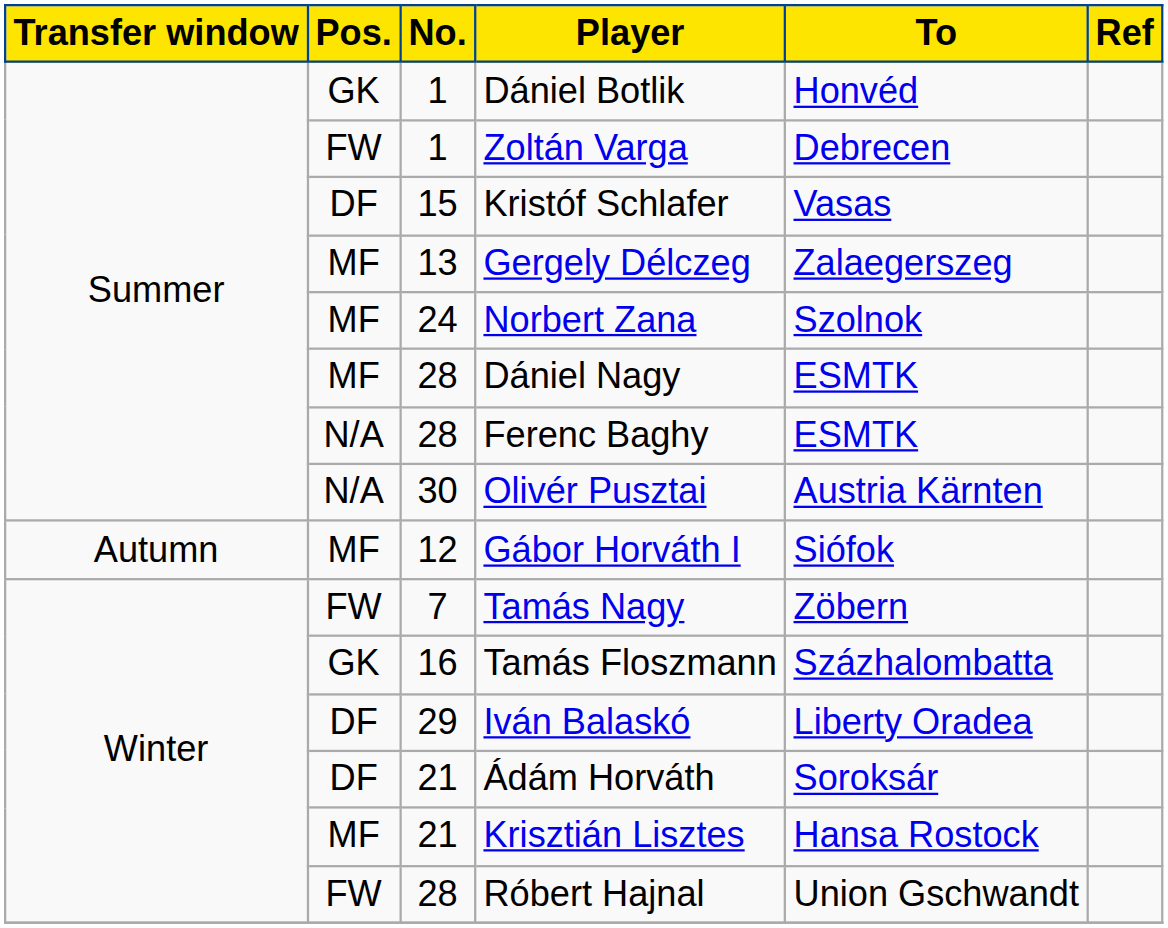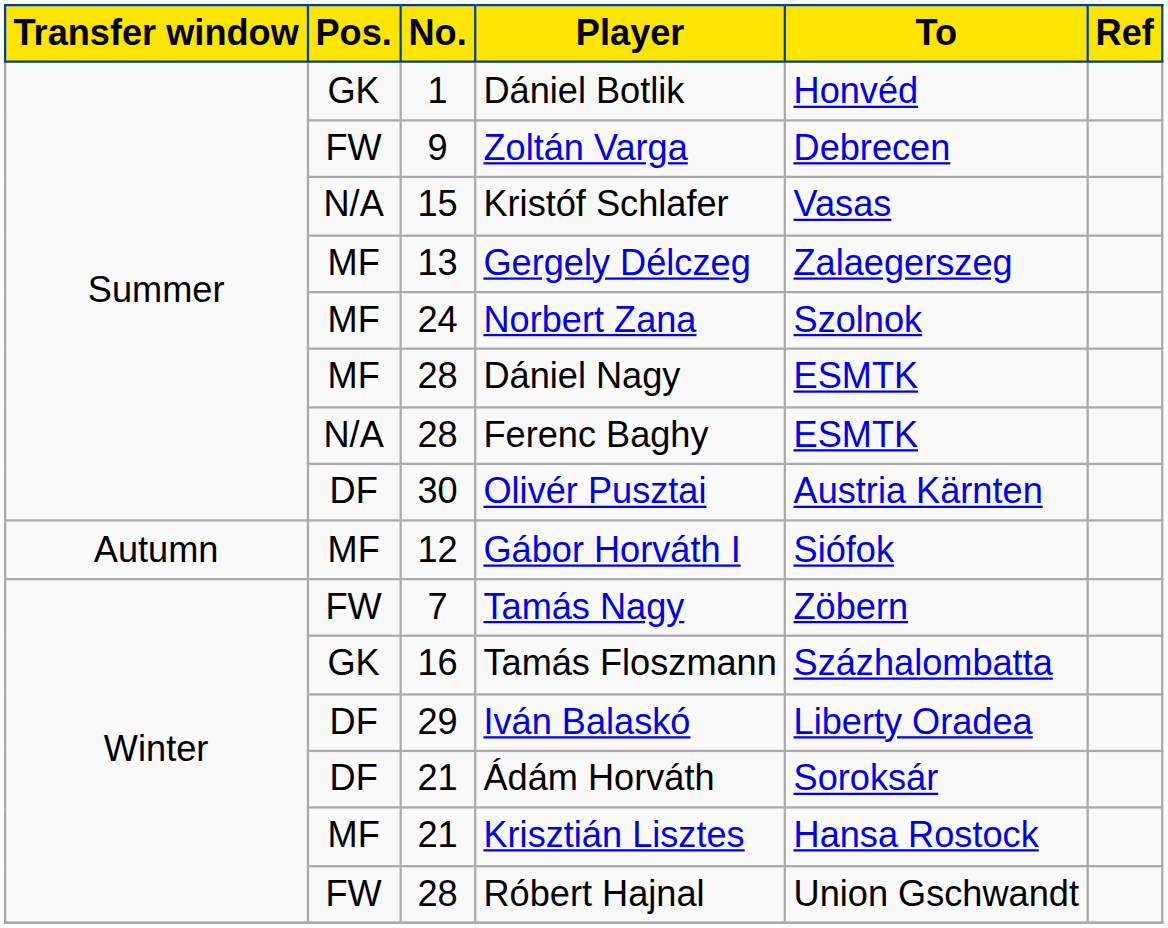(438, 147) 1 -> (438, 147) 9
(354, 205) DF -> (354, 205) N/A
(354, 491) N/A -> (354, 491) DF
